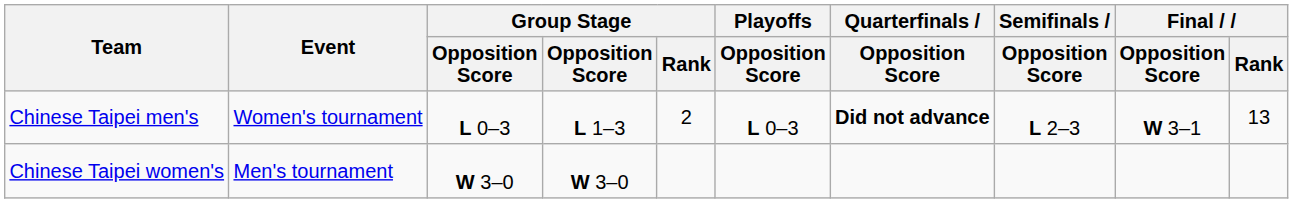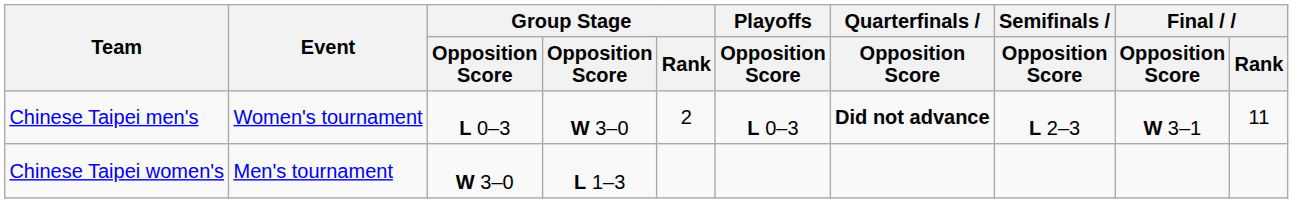(600, 129) L 1–3 -> (600, 129) W 3–0
(1259, 118) 13 -> (1259, 118) 11
(600, 182) W 3–0 -> (600, 182) L 1–3
